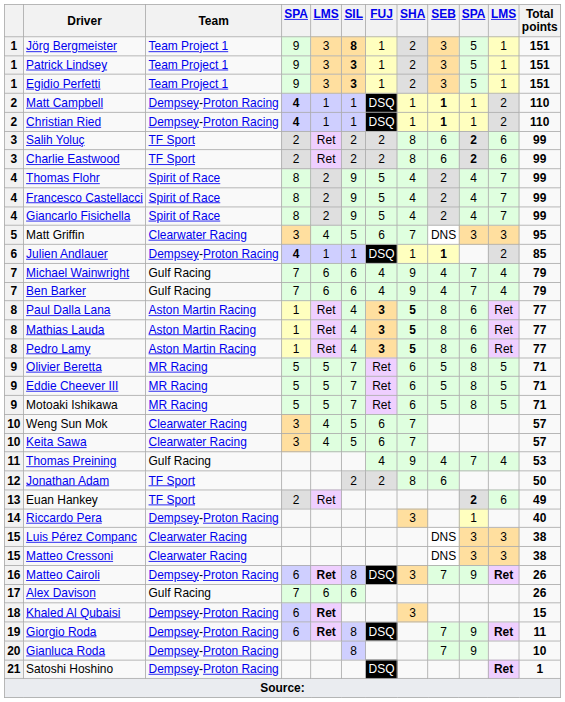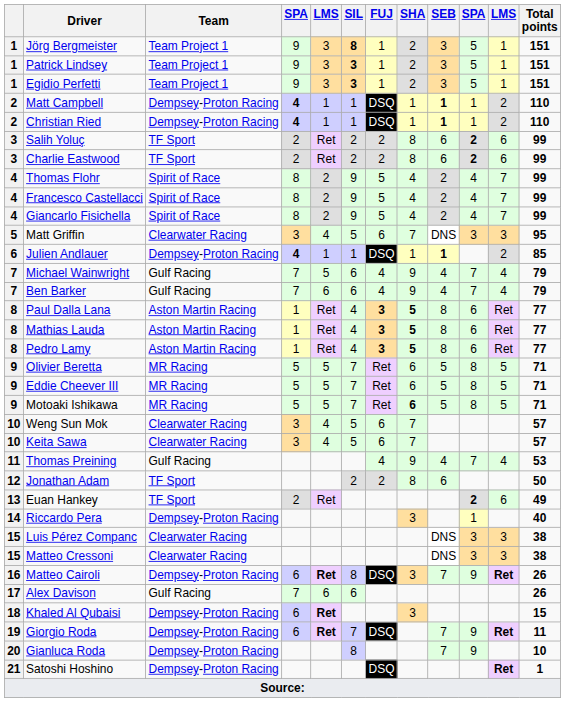(326, 273) 6 -> (326, 273) 5
(413, 405) normal -> (413, 405) bold
(354, 632) 8 -> (354, 632) 7
